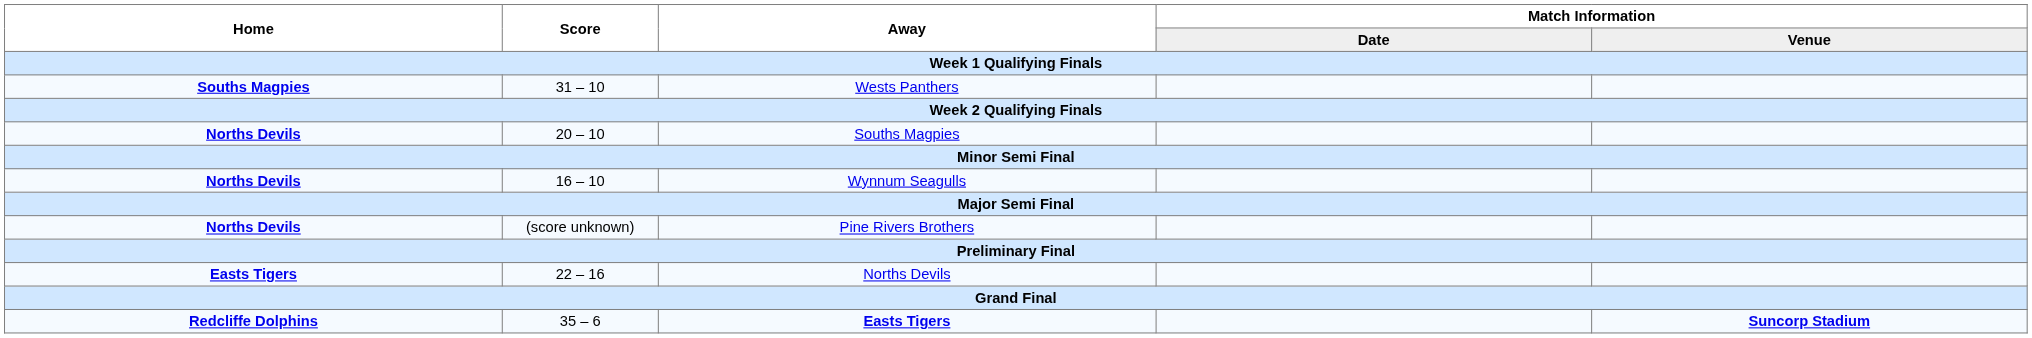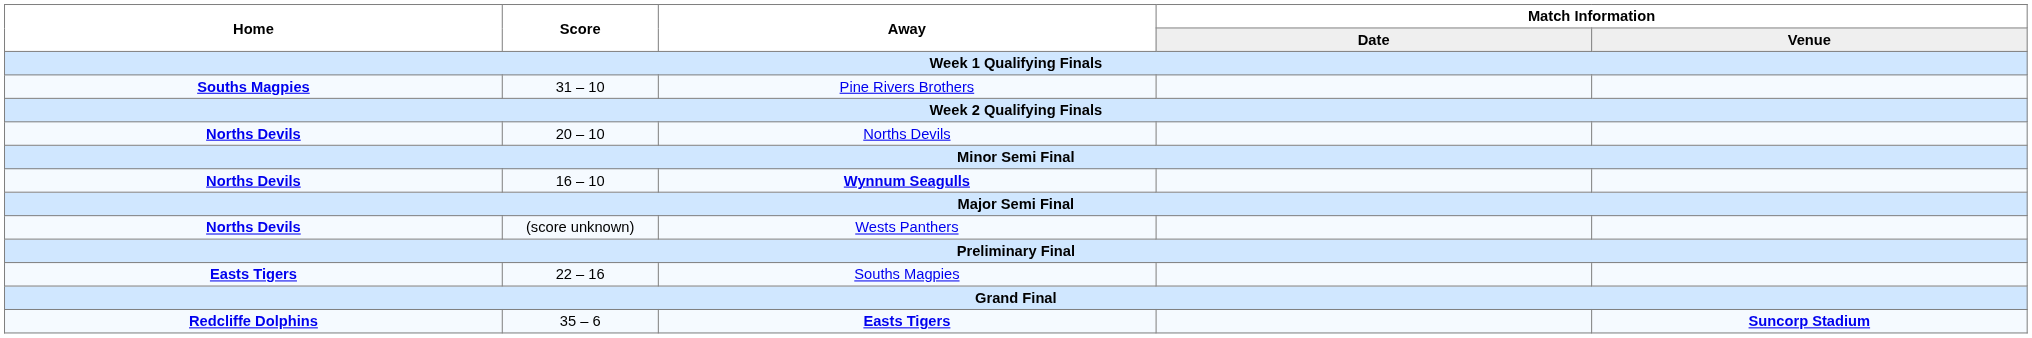(907, 87) Wests Panthers -> (907, 87) Pine Rivers Brothers
(907, 134) Souths Magpies -> (907, 134) Norths Devils
(907, 180) normal -> (907, 180) bold
(907, 227) Pine Rivers Brothers -> (907, 227) Wests Panthers
(907, 274) Norths Devils -> (907, 274) Souths Magpies
